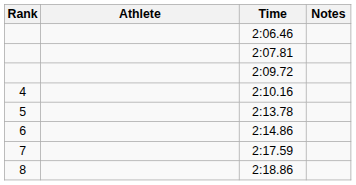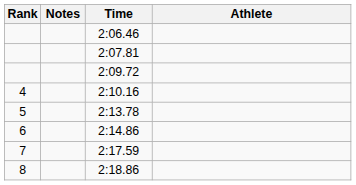columns swapped: (140, 14) <-> (328, 14)
